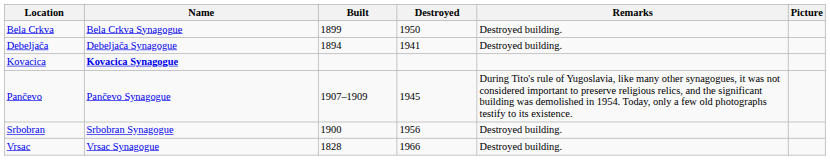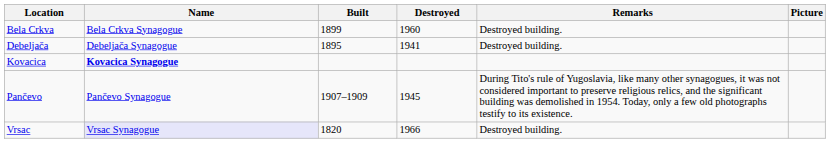(410, 29) 1950 -> (410, 29) 1960
(331, 45) 1894 -> (331, 45) 1895
- row: (26, 130)
(123, 146) no background -> (123, 130) lavender background
(331, 146) 1828 -> (331, 130) 1820
